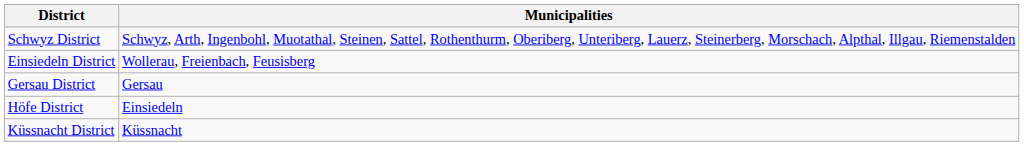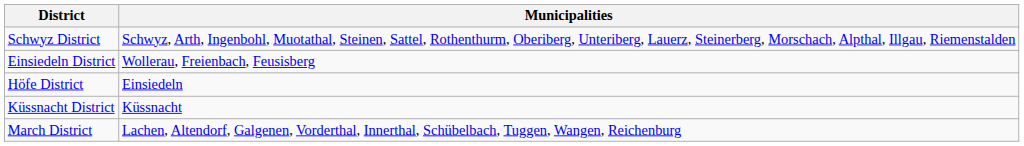- row: (52, 84)
+ row: (50, 130)
